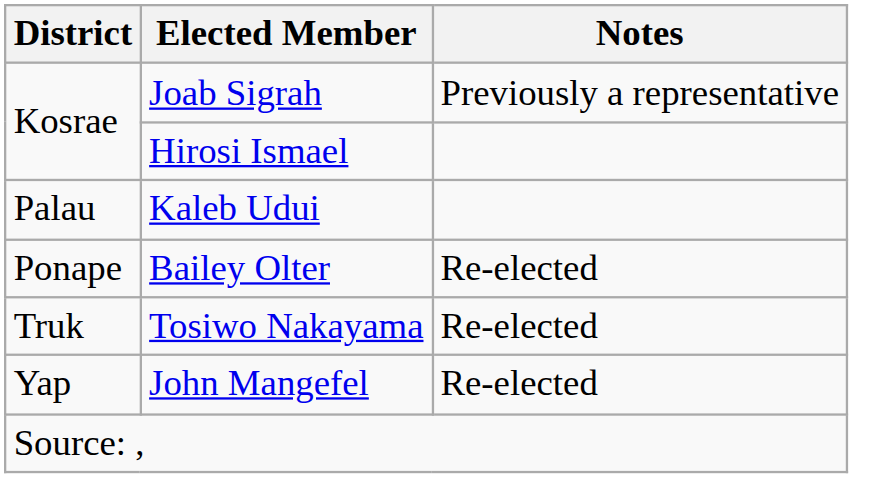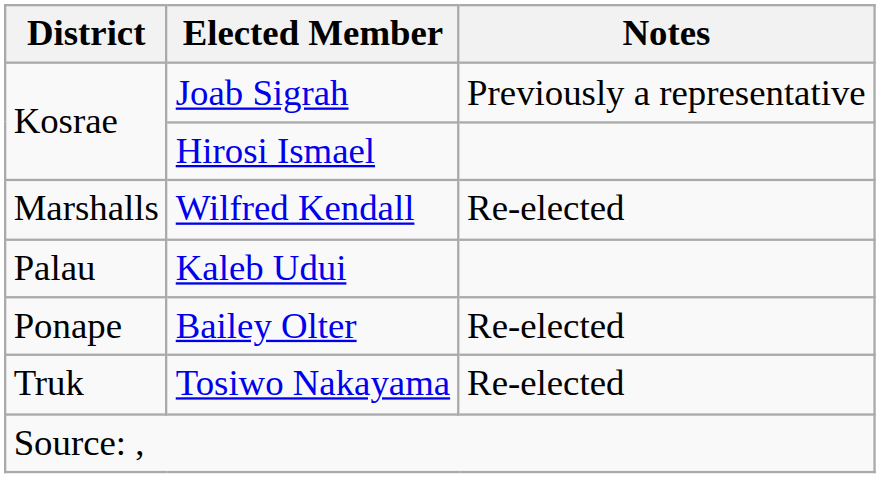+ row: (295, 208)
- row: (259, 383)
